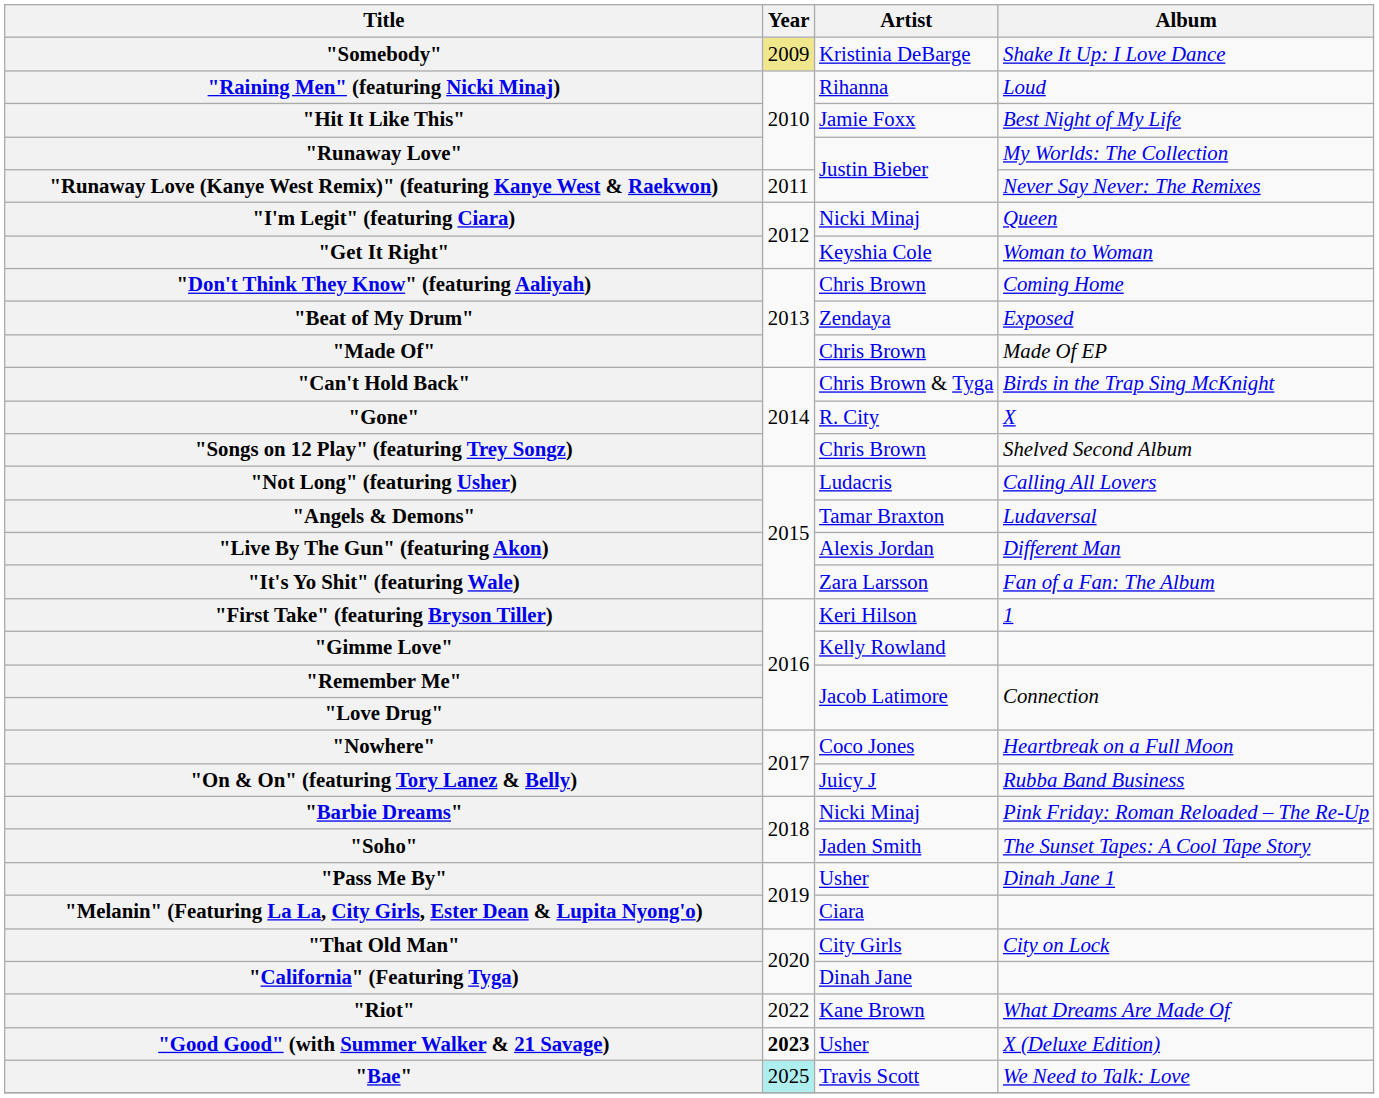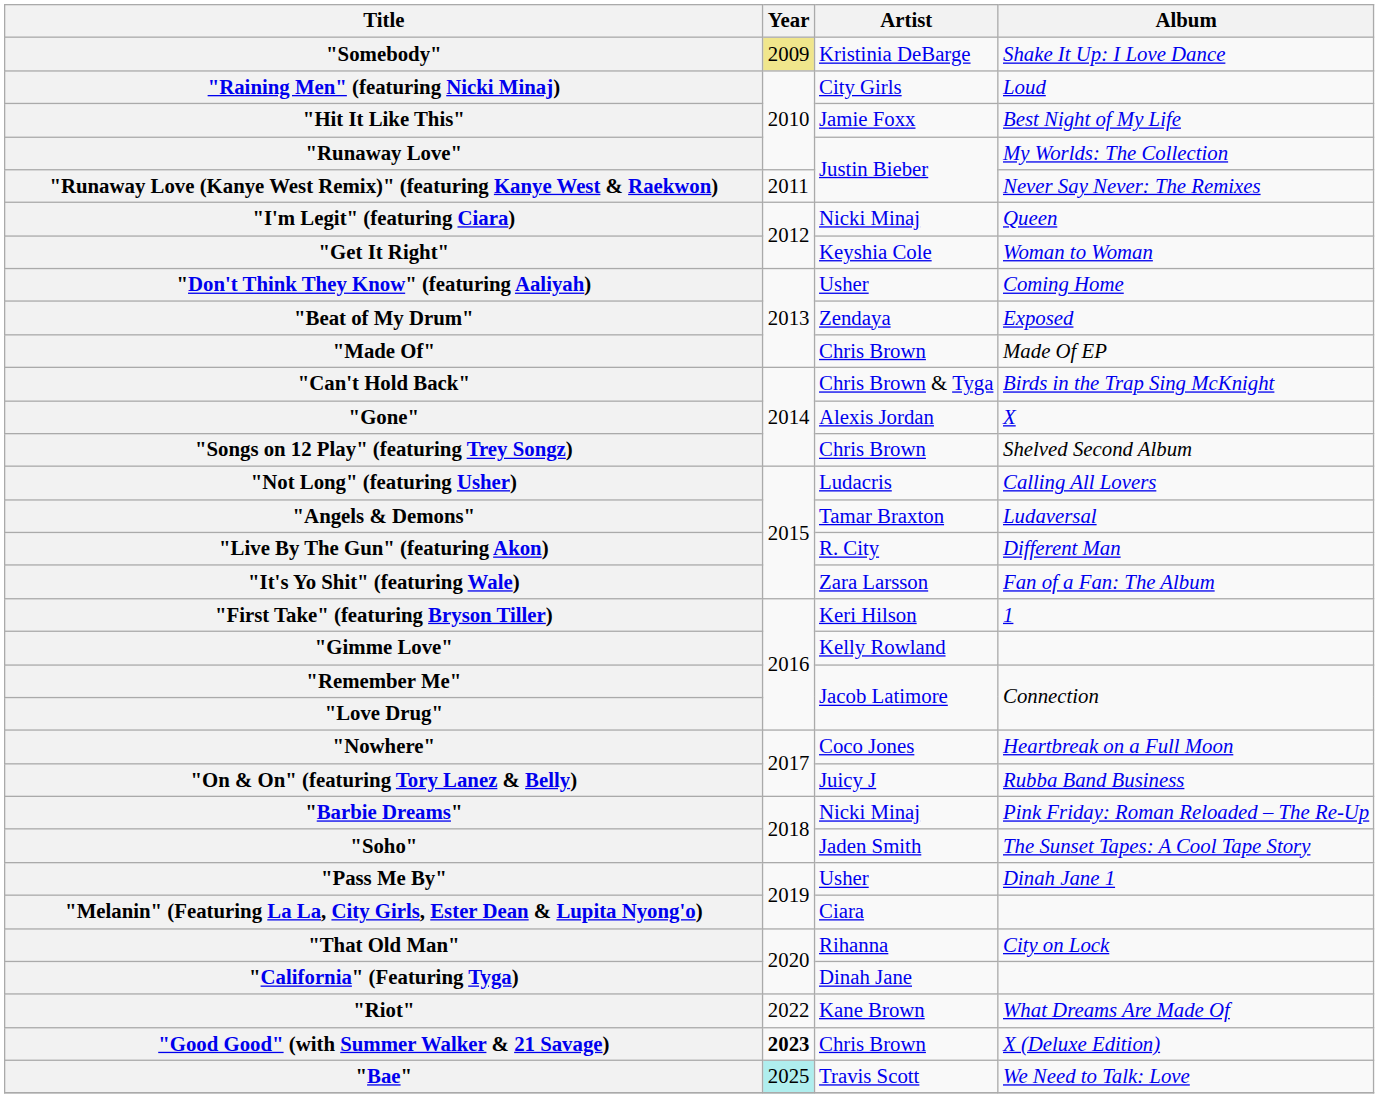(854, 86) Rihanna -> (860, 86) City Girls
(872, 284) Chris Brown -> (844, 284) Usher
(849, 416) R. City -> (877, 416) Alexis Jordan
(877, 548) Alexis Jordan -> (849, 548) R. City
(860, 944) City Girls -> (854, 944) Rihanna
(844, 1043) Usher -> (872, 1043) Chris Brown
